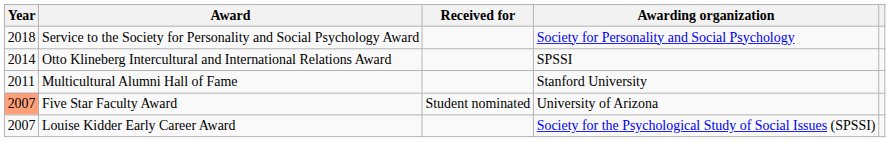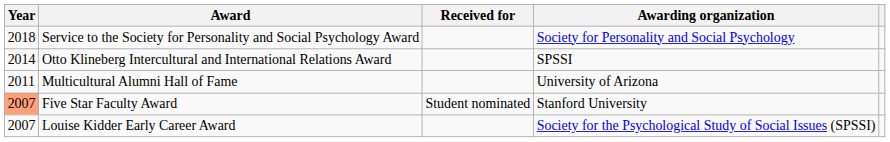(592, 81) Stanford University -> (597, 81) University of Arizona
(597, 103) University of Arizona -> (592, 103) Stanford University
